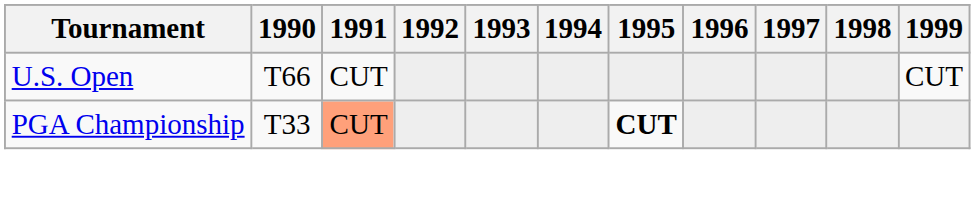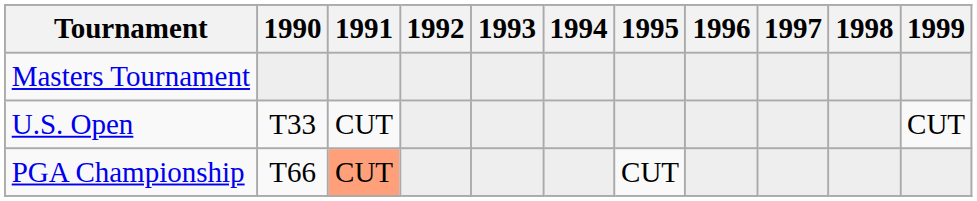+ row: (131, 76)
(287, 76) T66 -> (293, 124) T33
(287, 124) T33 -> (293, 172) T66
(646, 124) bold -> (650, 172) normal
